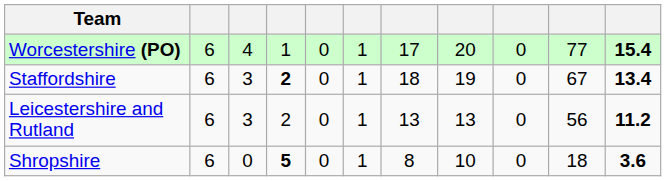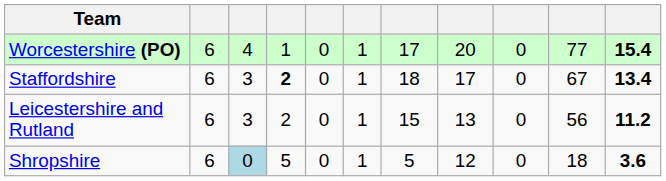(465, 79) 19 -> (465, 79) 17
(409, 119) 13 -> (409, 119) 15
(248, 160) no background -> (248, 160) lightblue background
(286, 160) bold -> (286, 160) normal
(409, 160) 8 -> (409, 160) 5
(465, 160) 10 -> (465, 160) 12
